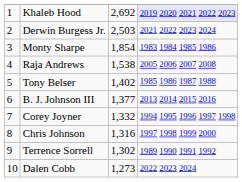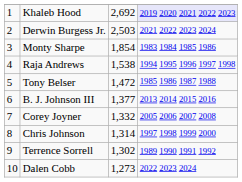(178, 64) 2005 2006 2007 2008 -> (188, 64) 1994 1995 1996 1997 1998
(123, 82) 1,402 -> (123, 82) 1,472
(188, 116) 1994 1995 1996 1997 1998 -> (178, 116) 2005 2006 2007 2008
(123, 133) 1,316 -> (123, 133) 1,314
